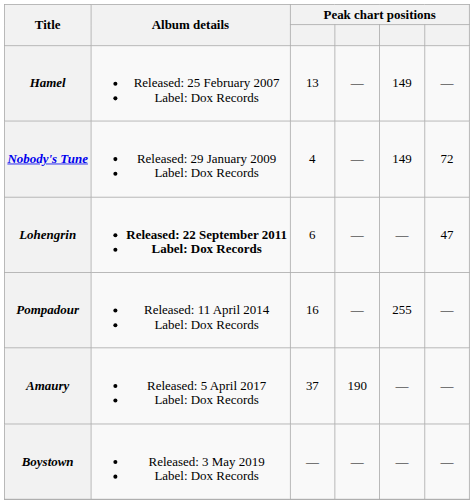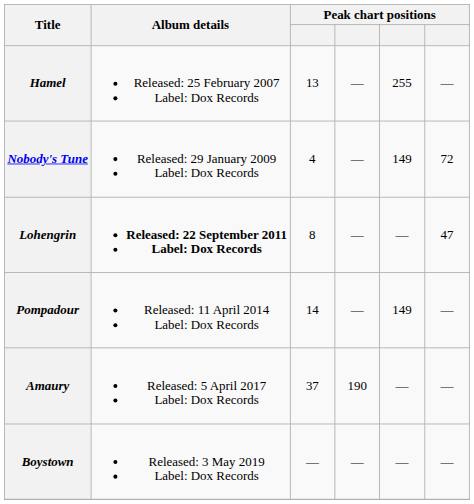(402, 83) 149 -> (402, 83) 255
(312, 234) 6 -> (312, 234) 8
(312, 310) 16 -> (312, 310) 14
(402, 310) 255 -> (402, 310) 149
